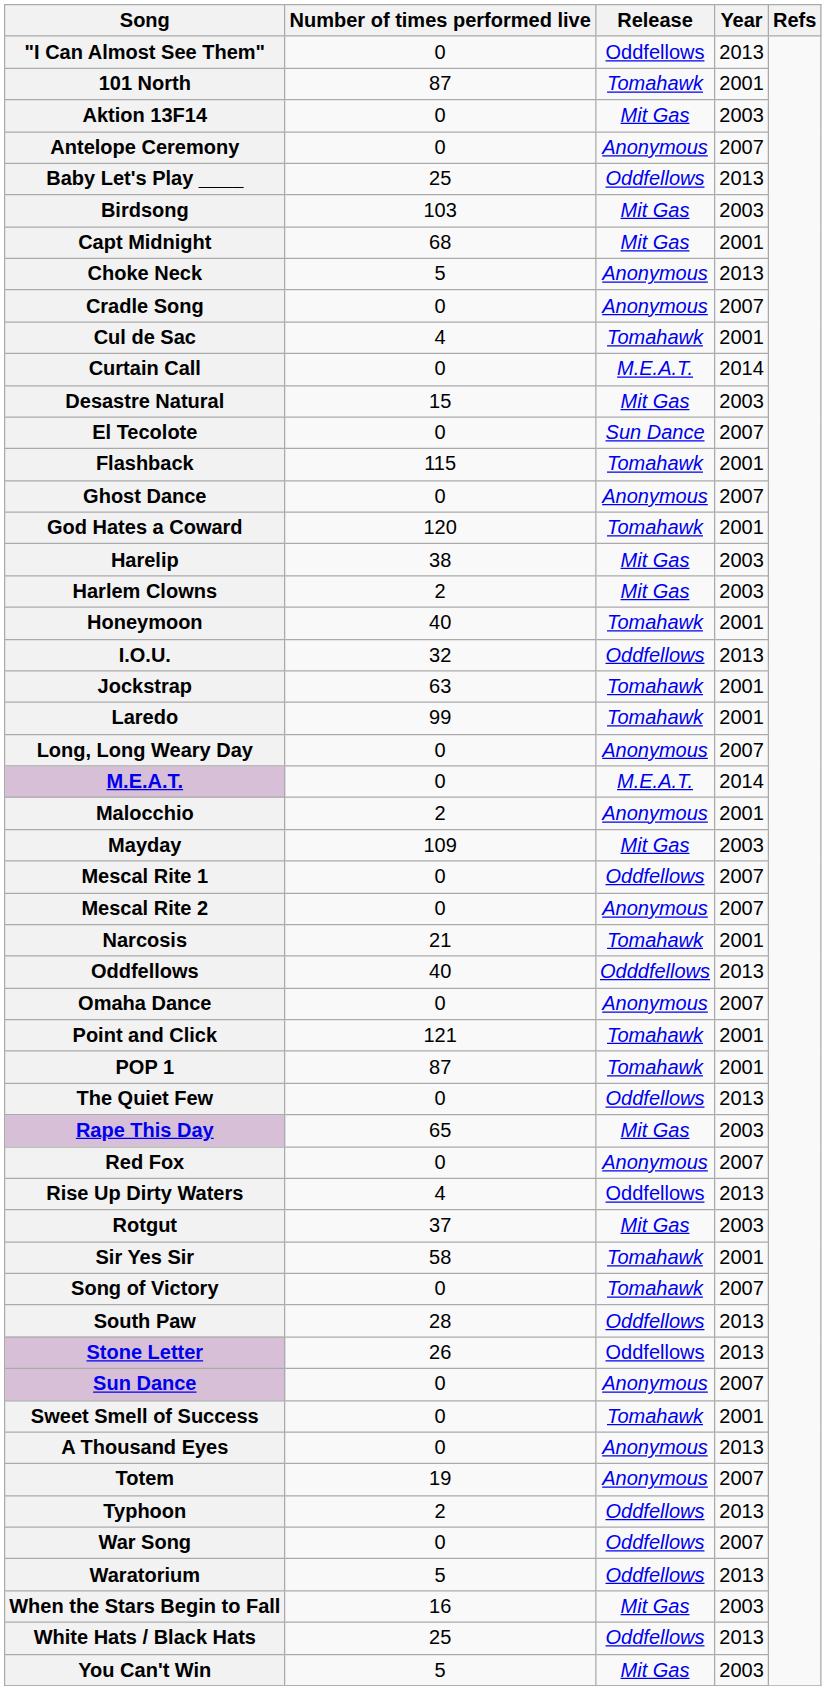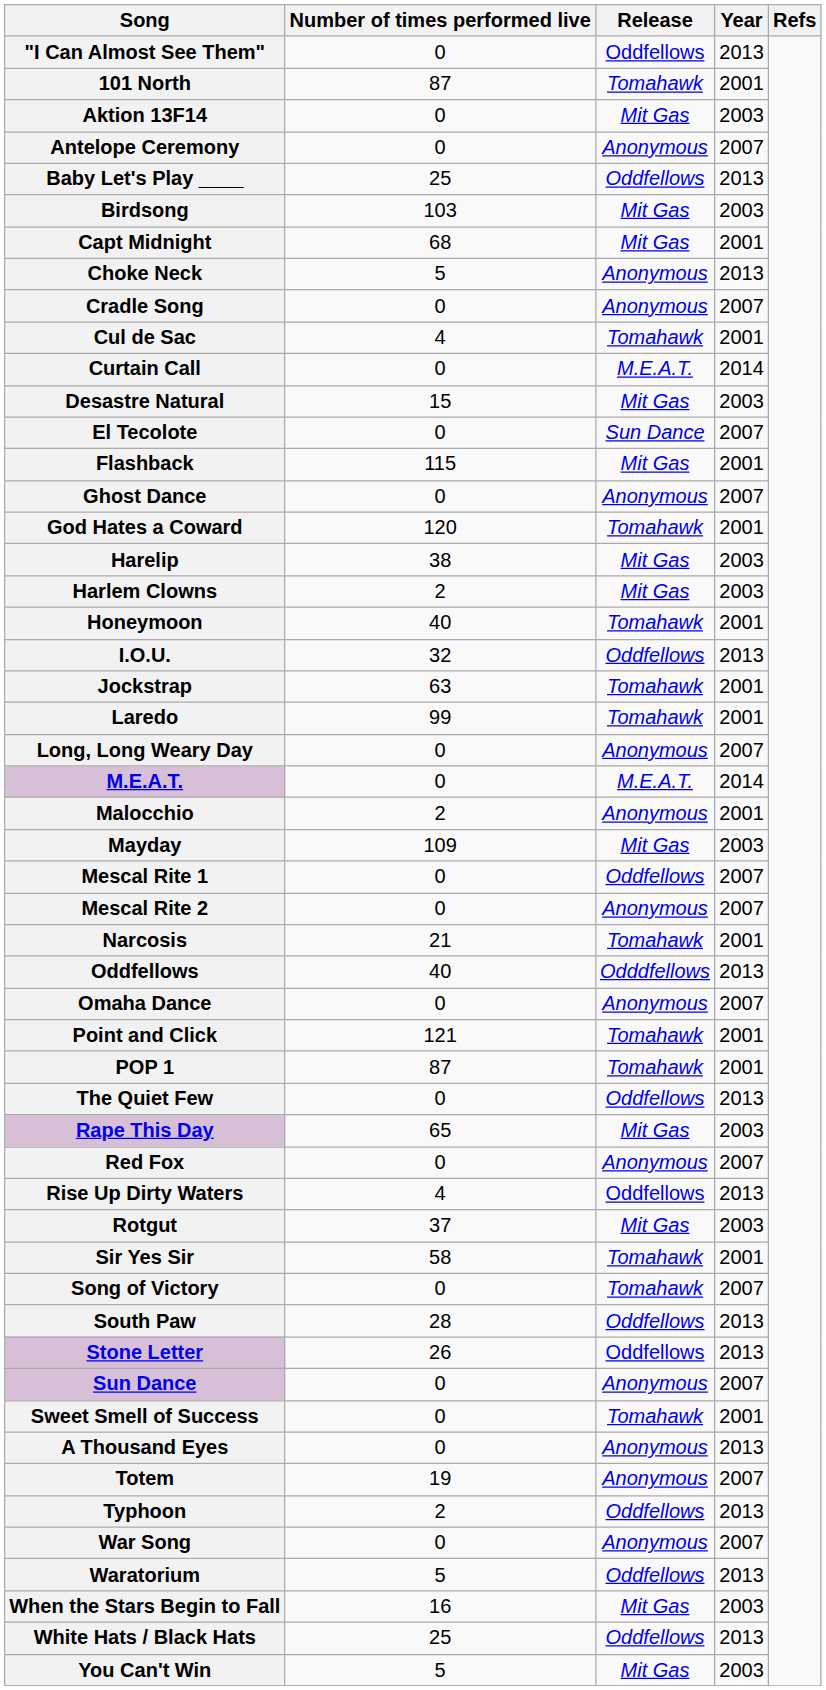(655, 464) Tomahawk -> (655, 464) Mit Gas
(655, 1542) Oddfellows -> (655, 1542) Anonymous
